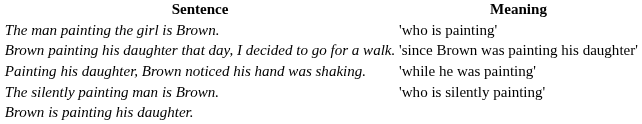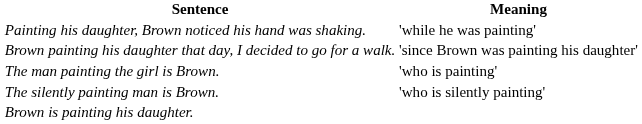rows swapped: (185, 71) <-> (112, 29)
